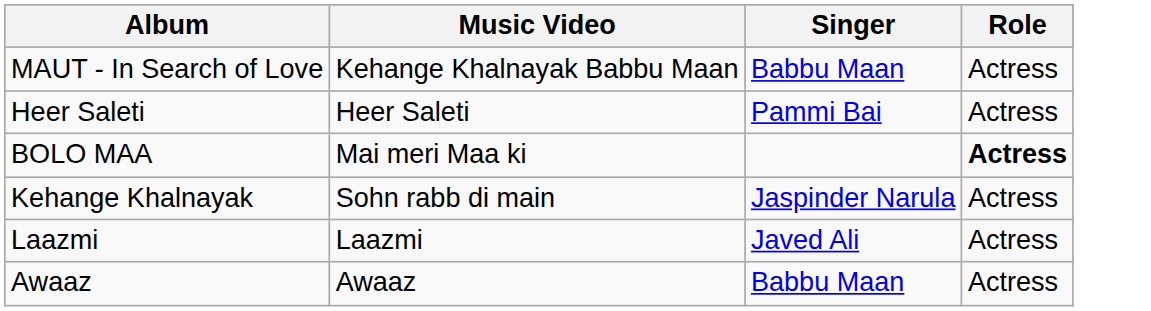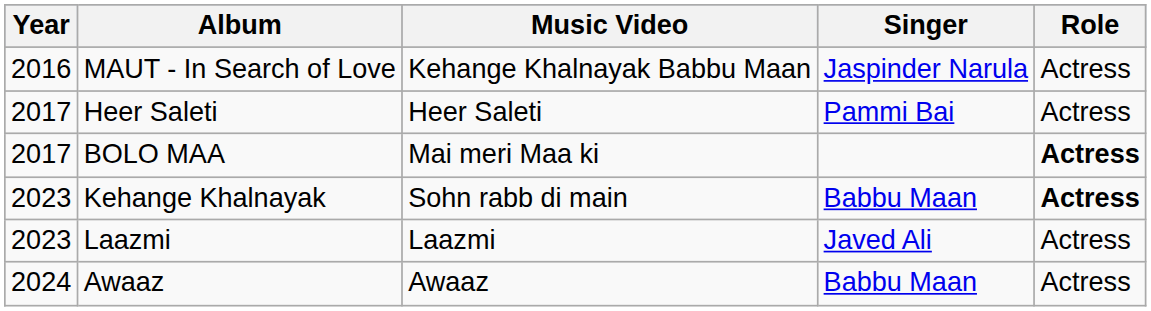+ column: (41, 25)
(828, 68) Babbu Maan -> (926, 68) Jaspinder Narula
(853, 197) Jaspinder Narula -> (900, 197) Babbu Maan
(1013, 197) normal -> (1090, 197) bold
